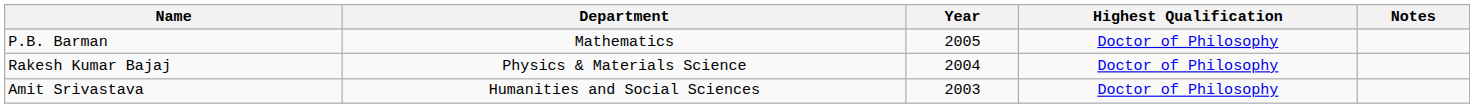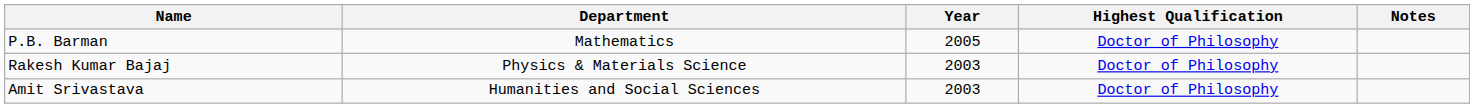(963, 66) 2004 -> (963, 66) 2003
